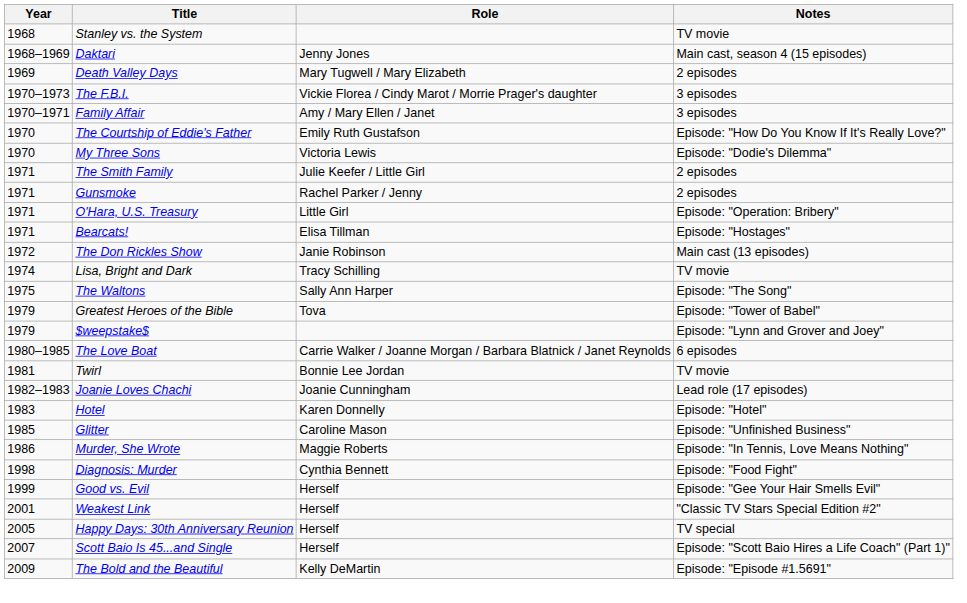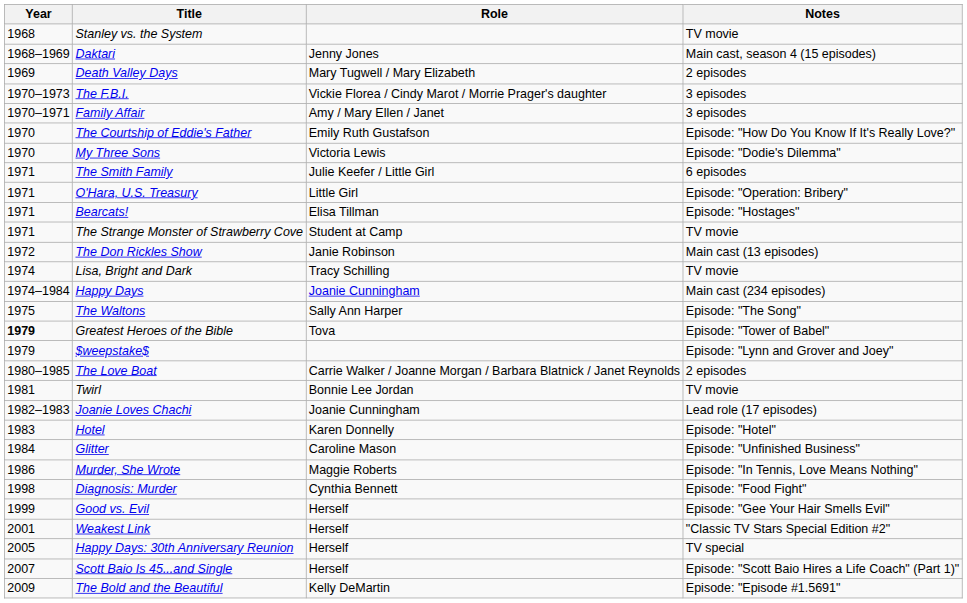(707, 172) 2 episodes -> (716, 172) 6 episodes
- row: (106, 192)
+ row: (189, 232)
+ row: (109, 291)
(21, 311) normal -> (21, 331) bold
(707, 350) 6 episodes -> (716, 370) 2 episodes
(21, 430) 1985 -> (21, 449) 1984
